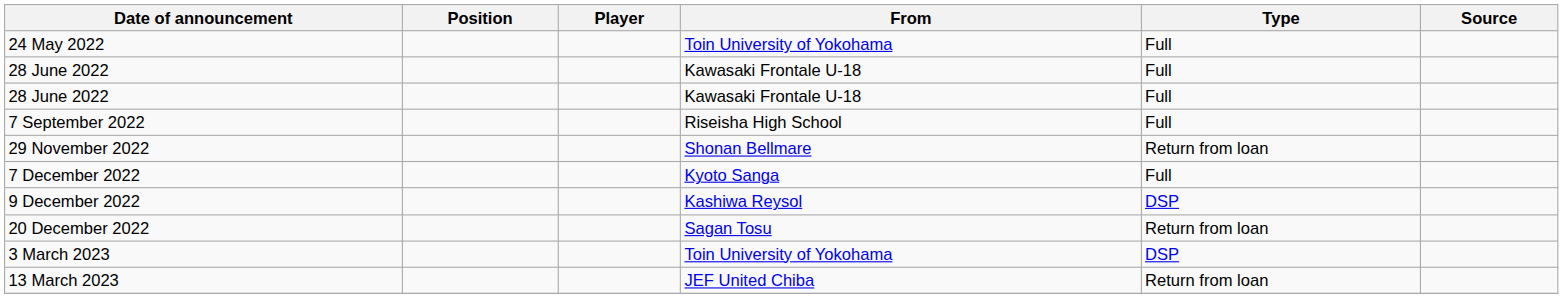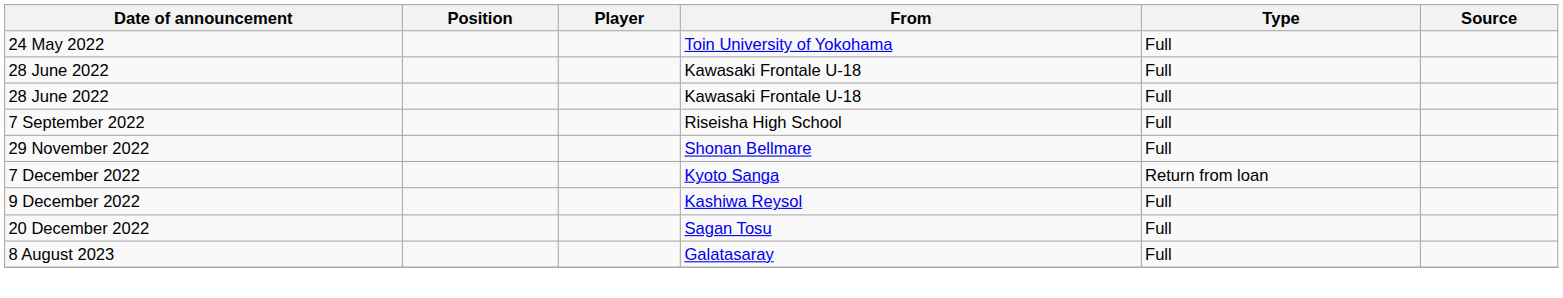(1207, 149) Return from loan -> (1158, 149) Full
(1158, 175) Full -> (1207, 175) Return from loan
(1162, 201) DSP -> (1158, 201) Full
(1207, 228) Return from loan -> (1158, 228) Full
- row: (59, 254)
- row: (64, 280)
+ row: (61, 254)
